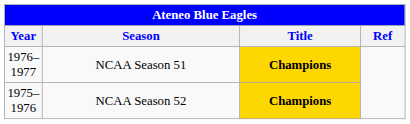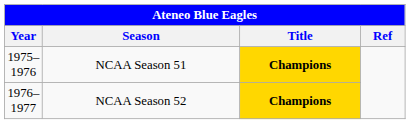(23, 64) 1976–1977 -> (23, 64) 1975–1976
(23, 101) 1975–1976 -> (23, 101) 1976–1977
